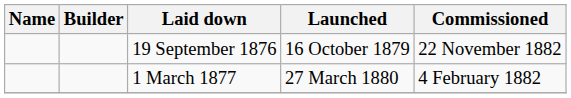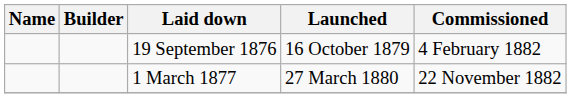(490, 48) 22 November 1882 -> (480, 48) 4 February 1882
(480, 78) 4 February 1882 -> (490, 78) 22 November 1882
